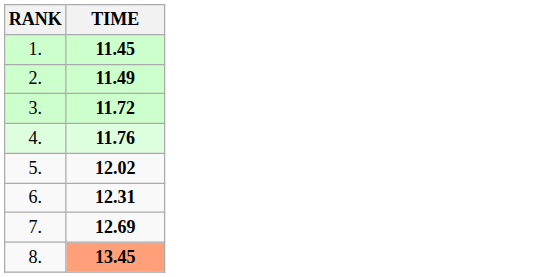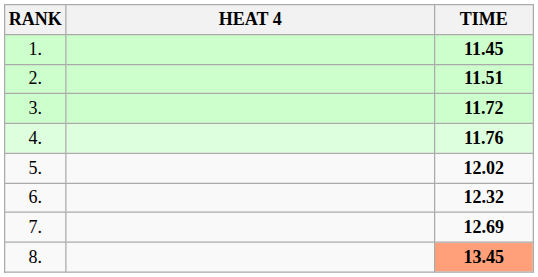+ column: (250, 19)
(115, 79) 11.49 -> (484, 79) 11.51
(115, 197) 12.31 -> (484, 197) 12.32
